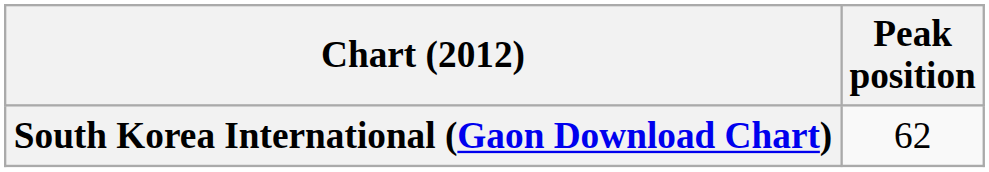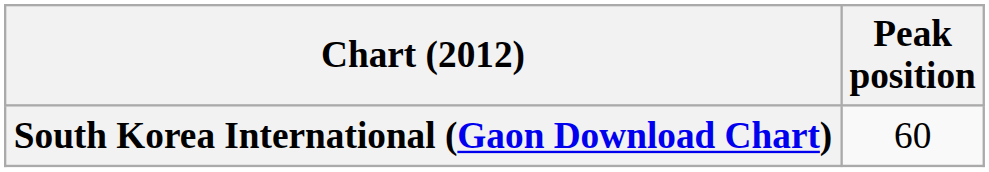(913, 135) 62 -> (913, 135) 60
